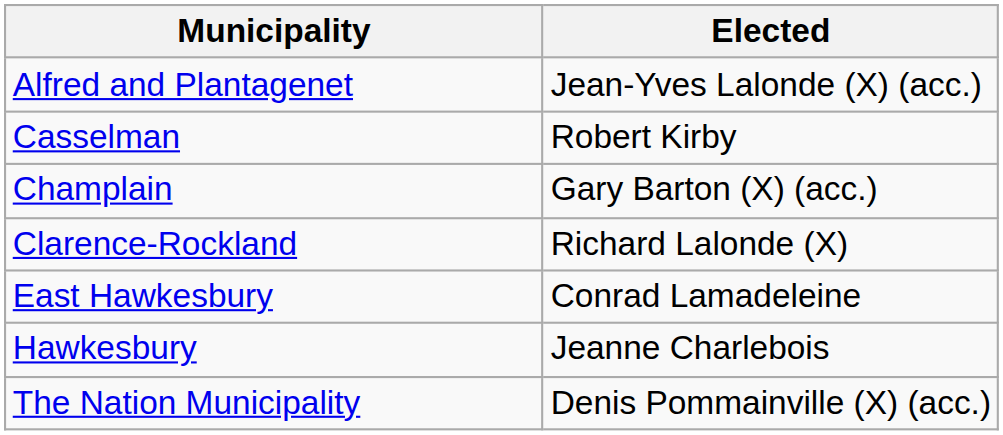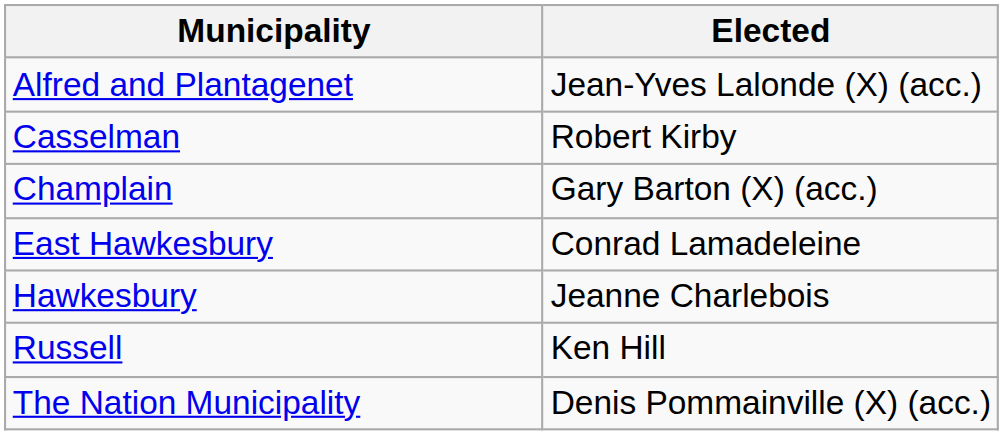- row: (155, 243)
+ row: (68, 349)
